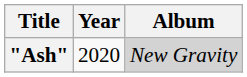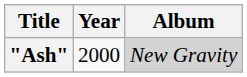(99, 54) 2020 -> (99, 54) 2000
